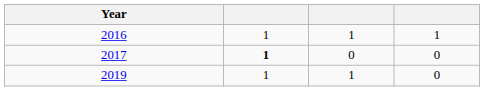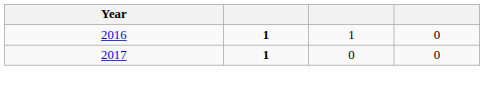(266, 34) normal -> (266, 34) bold
(437, 34) 1 -> (437, 34) 0
- row: (114, 75)
